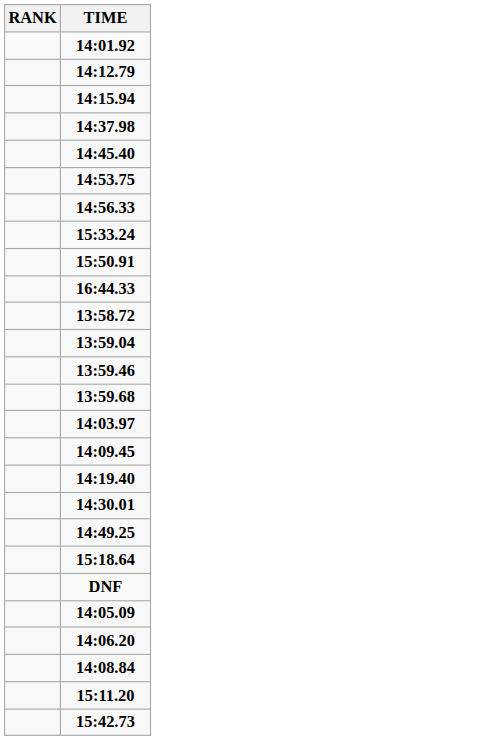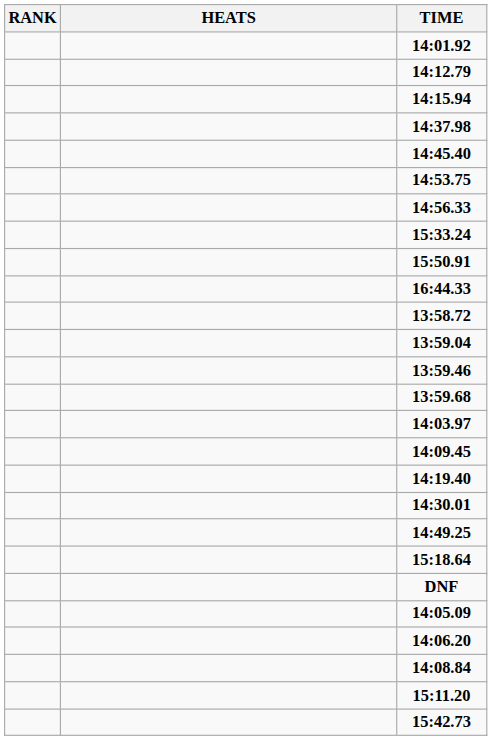+ column: (229, 18)
